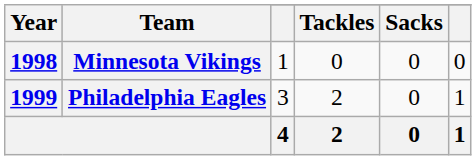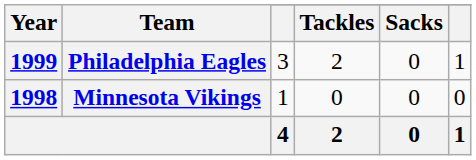rows swapped: (167, 60) <-> (167, 97)
